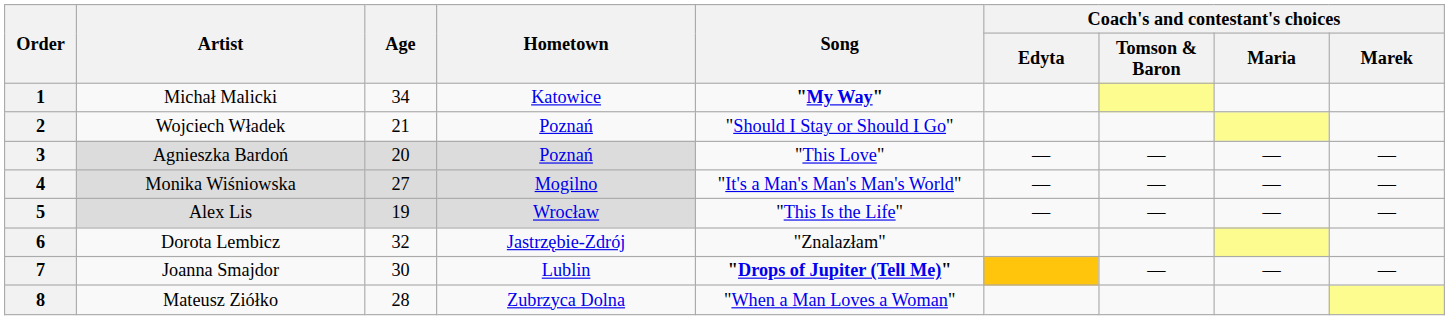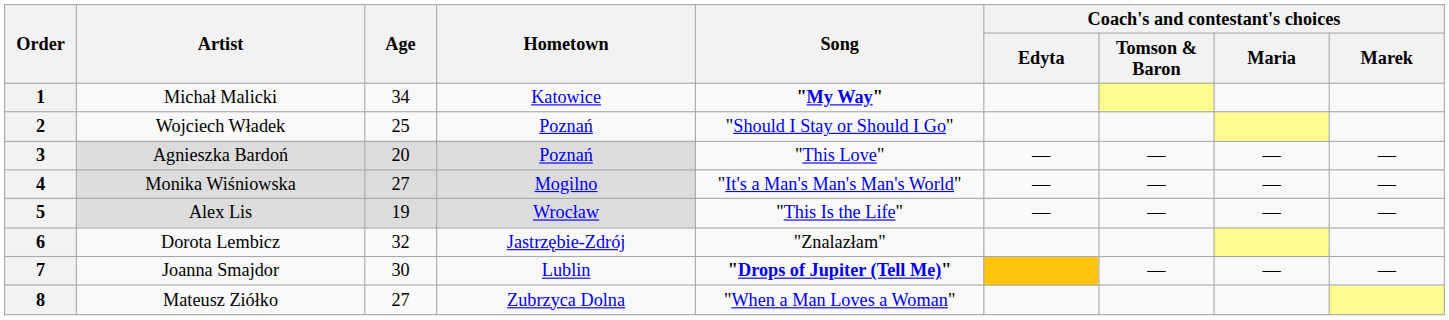(401, 126) 21 -> (401, 126) 25
(401, 299) 28 -> (401, 299) 27
